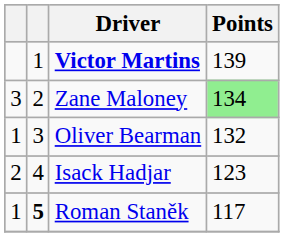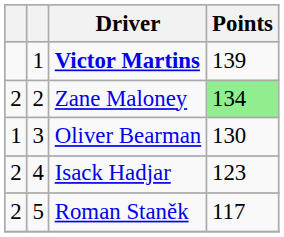(16, 98) 3 -> (16, 98) 2
(229, 136) 132 -> (229, 136) 130
(16, 211) 1 -> (16, 211) 2
(38, 211) bold -> (38, 211) normal
